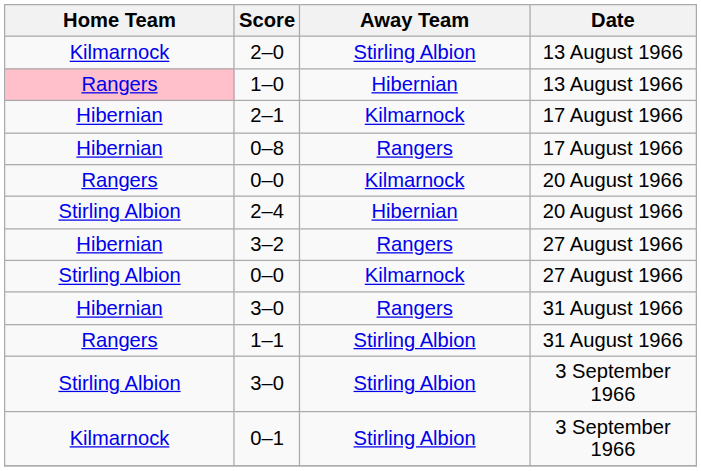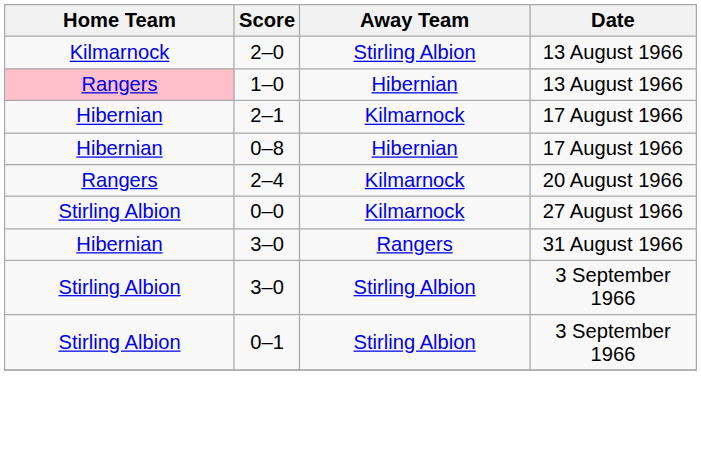(415, 148) Rangers -> (415, 148) Hibernian
- row: (267, 180)
(120, 212) Stirling Albion -> (120, 180) Rangers
(415, 212) Hibernian -> (415, 180) Kilmarnock
- row: (267, 244)
- row: (267, 340)
(120, 438) Kilmarnock -> (120, 342) Stirling Albion
